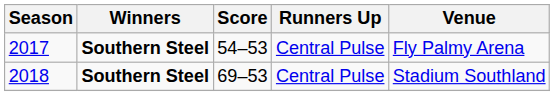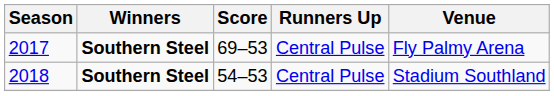(242, 47) 54–53 -> (242, 47) 69–53
(242, 76) 69–53 -> (242, 76) 54–53
